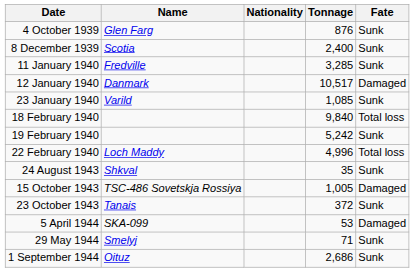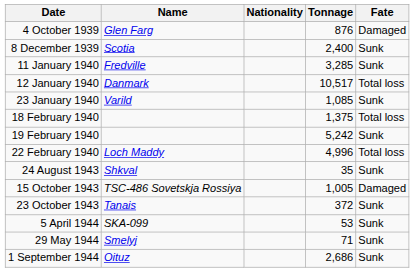(371, 30) Sunk -> (382, 30) Damaged
(382, 83) Damaged -> (381, 83) Total loss
(339, 118) 9,840 -> (339, 118) 1,375
(382, 223) Damaged -> (371, 223) Sunk
